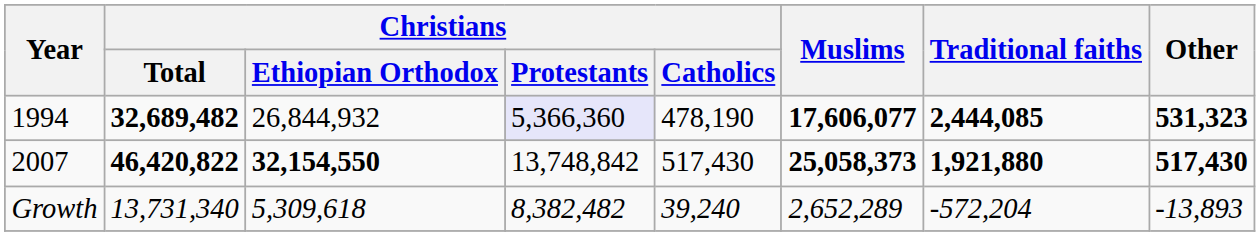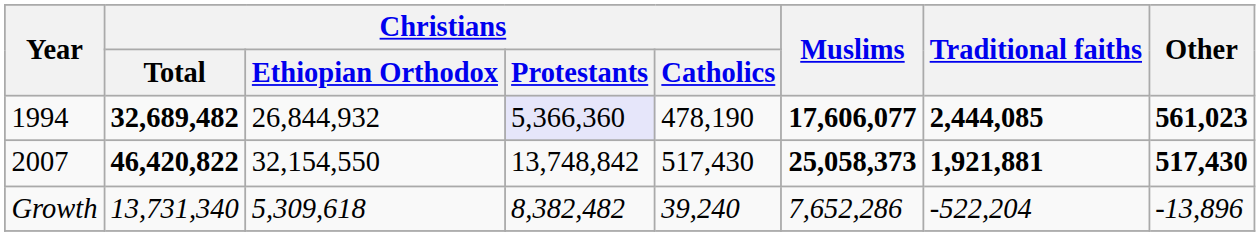(1201, 117) 531,323 -> (1201, 117) 561,023
(316, 162) bold -> (316, 162) normal
(987, 162) 1,921,880 -> (987, 162) 1,921,881
(845, 207) 2,652,289 -> (845, 207) 7,652,286
(981, 207) -572,204 -> (981, 207) -522,204
(1199, 207) -13,893 -> (1199, 207) -13,896
